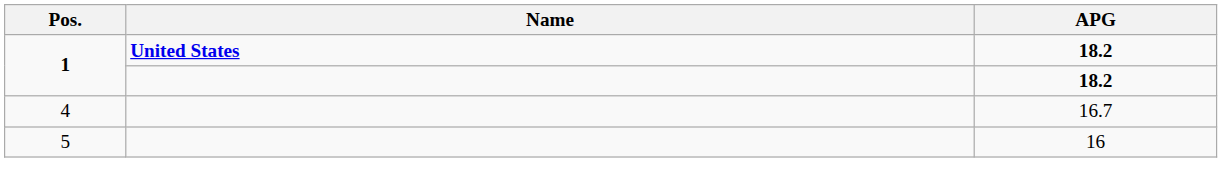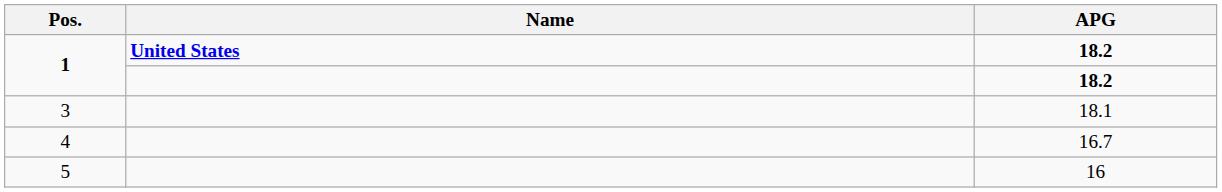+ row: (65, 111)
